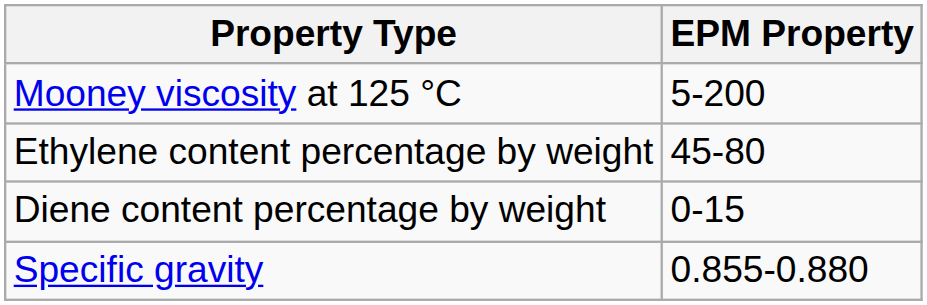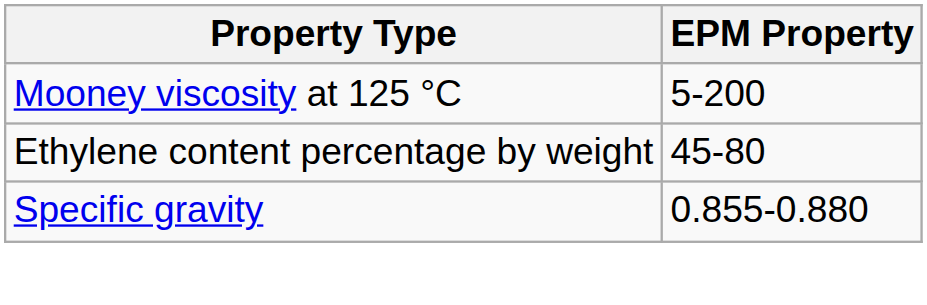- row: (310, 210)
